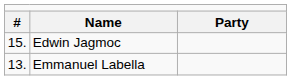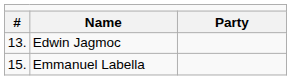(17, 43) 15. -> (17, 43) 13.
(17, 65) 13. -> (17, 65) 15.
